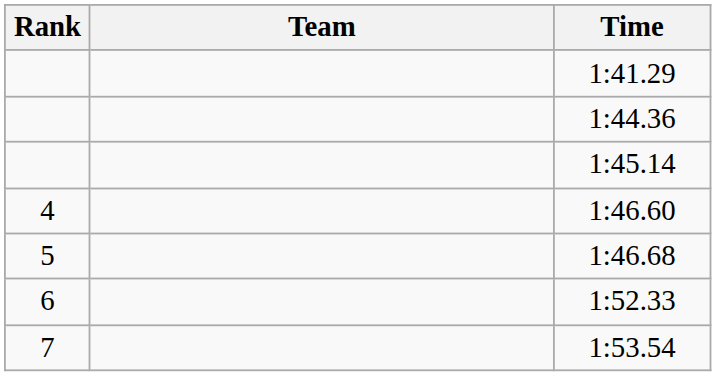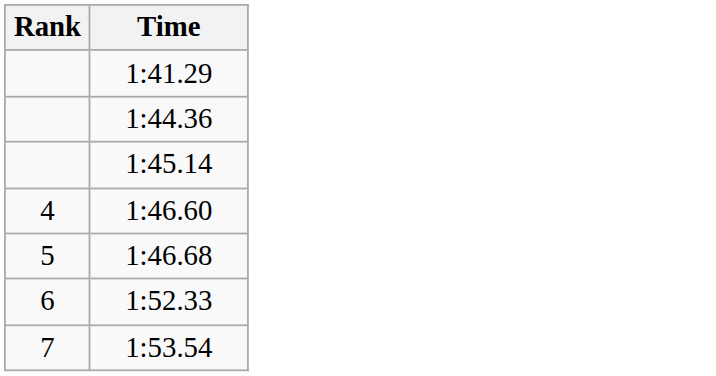- column: (322, 27)
